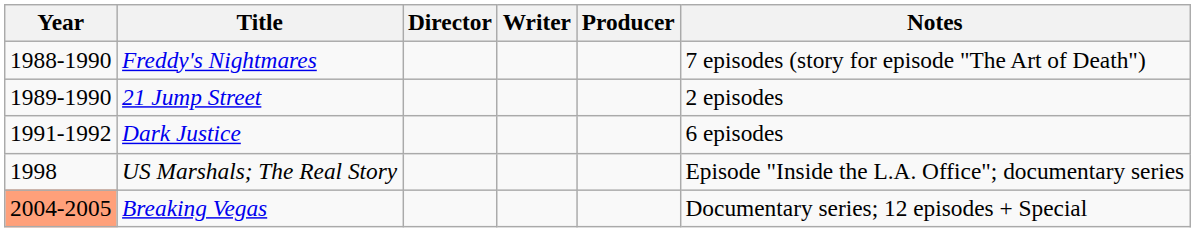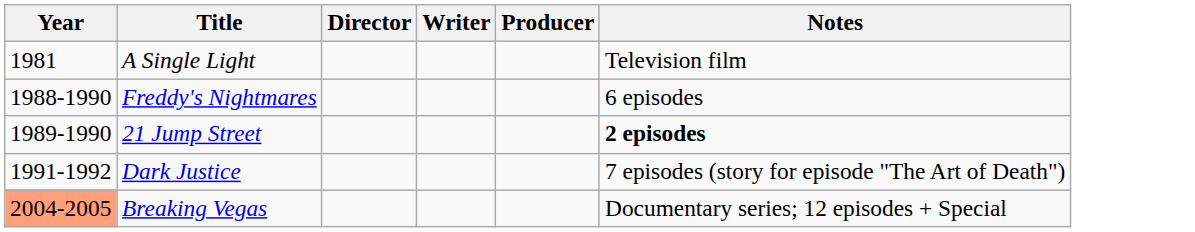+ row: (189, 60)
(916, 60) 7 episodes (story for episode "The Art of Death") -> (654, 97) 6 episodes
(734, 97) normal -> (655, 134) bold
(734, 134) 6 episodes -> (835, 171) 7 episodes (story for episode "The Art of Death")
- row: (260, 171)
